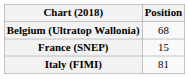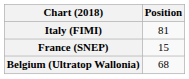rows swapped: (73, 30) <-> (73, 64)
